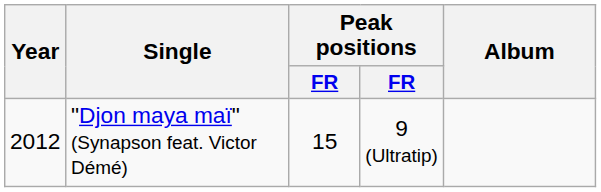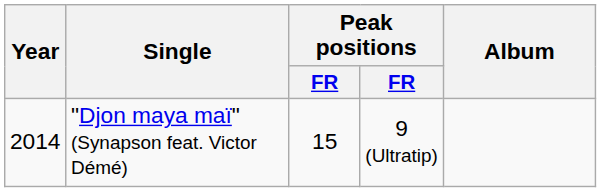(35, 141) 2012 -> (35, 141) 2014
